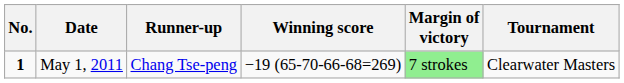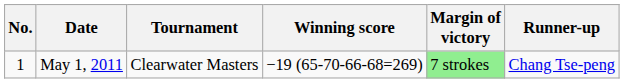columns swapped: (551, 27) <-> (184, 27)
(20, 64) bold -> (20, 64) normal
